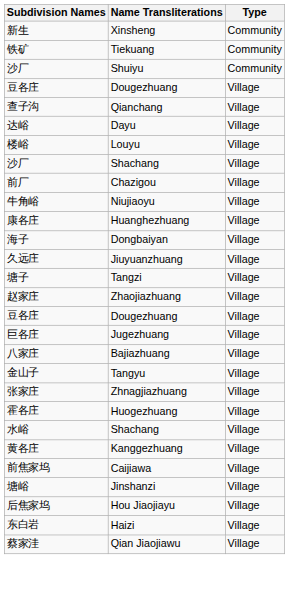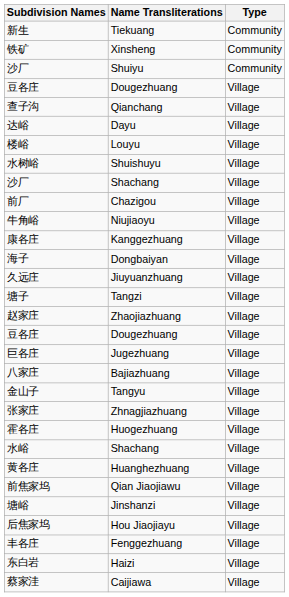(133, 31) Xinsheng -> (132, 31) Tiekuang
(132, 50) Tiekuang -> (133, 50) Xinsheng
+ row: (23, 163)
(150, 221) Huanghezhuang -> (147, 240) Kanggezhuang
(147, 449) Kanggezhuang -> (150, 468) Huanghezhuang
(131, 468) Caijiawa -> (145, 487) Qian Jiaojiawu
+ row: (23, 543)
(145, 544) Qian Jiaojiawu -> (131, 582) Caijiawa
